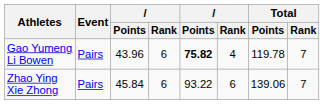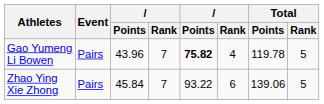(164, 54) 6 -> (164, 54) 7
(303, 54) 7 -> (303, 54) 5
(164, 85) 6 -> (164, 85) 7
(303, 85) 7 -> (303, 85) 5
